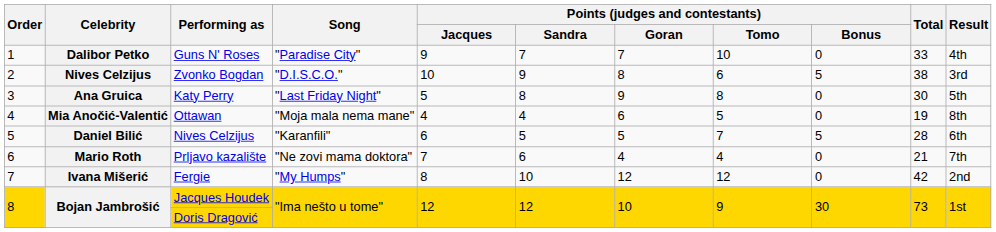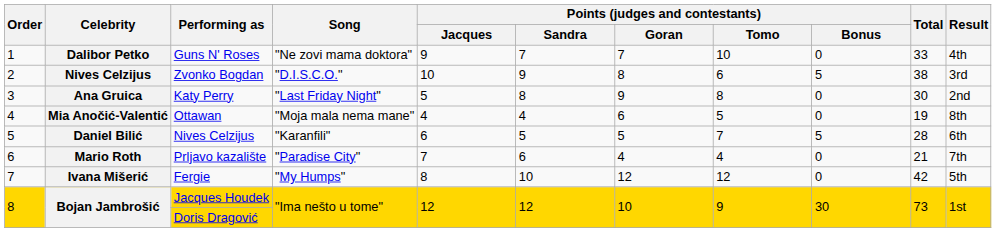(318, 55) "Paradise City" -> (344, 55) "Ne zovi mama doktora"
(958, 95) 5th -> (960, 95) 2nd
(344, 156) "Ne zovi mama doktora" -> (318, 156) "Paradise City"
(960, 177) 2nd -> (958, 177) 5th
